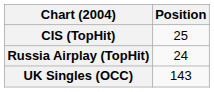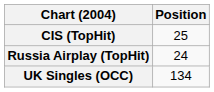(181, 76) 143 -> (181, 76) 134
